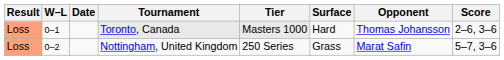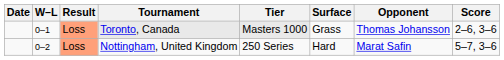columns swapped: (23, 13) <-> (84, 13)
(324, 30) Hard -> (326, 30) Grass
(326, 47) Grass -> (324, 47) Hard
